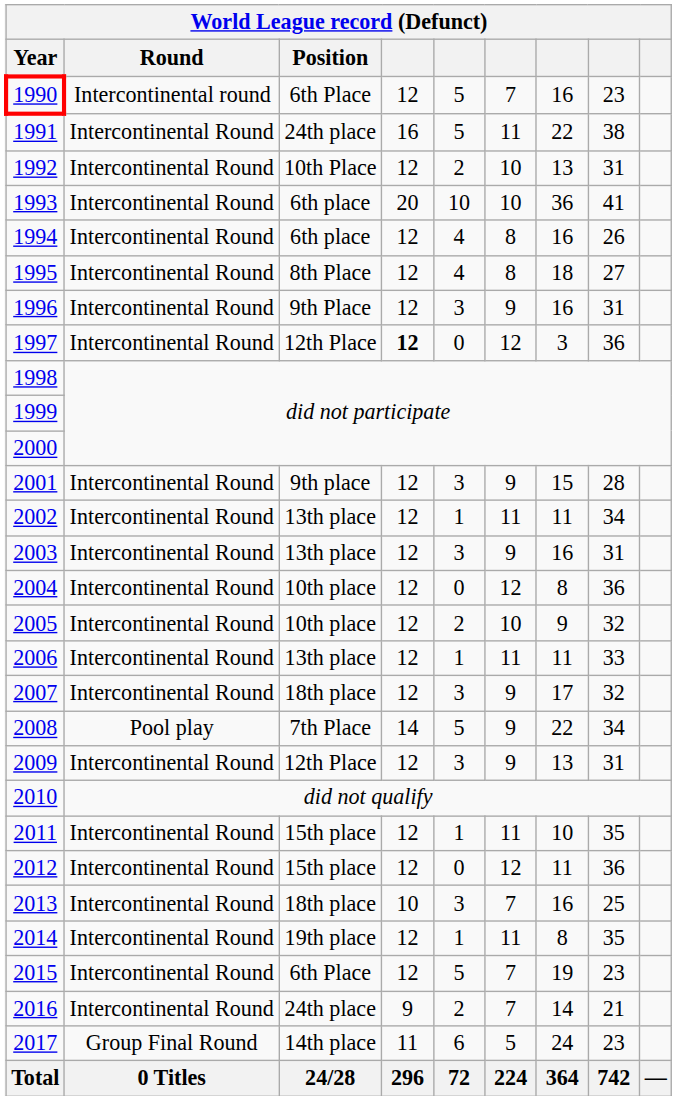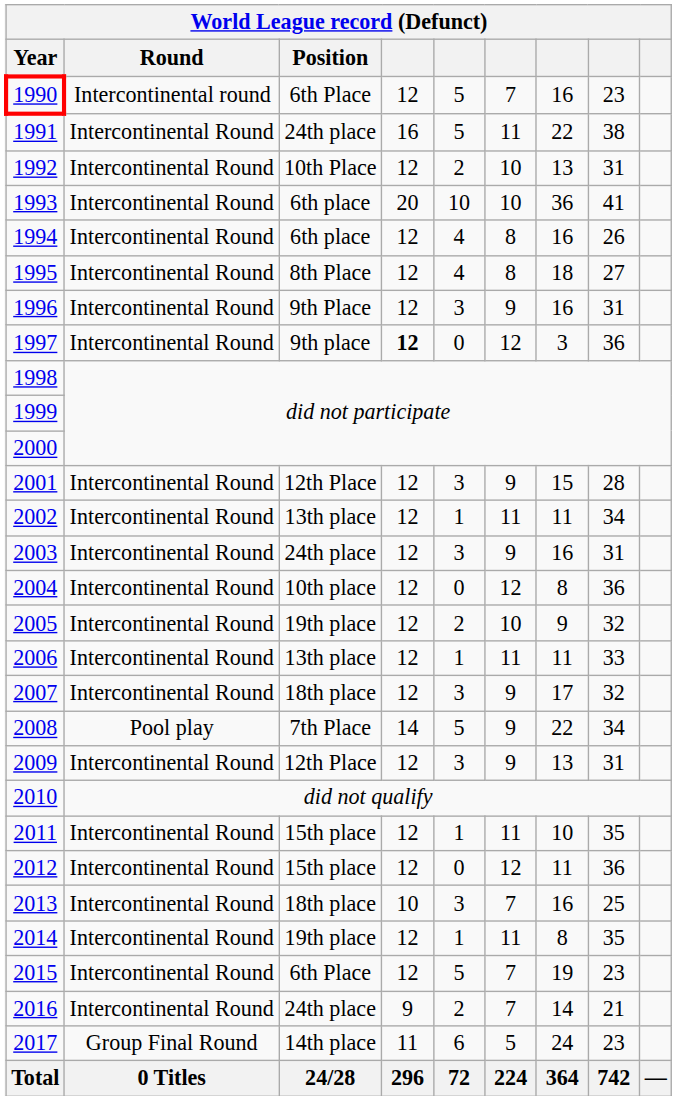(330, 342) 12th Place -> (330, 342) 9th place
(330, 482) 9th place -> (330, 482) 12th Place
(330, 552) 13th place -> (330, 552) 24th place
(330, 622) 10th place -> (330, 622) 19th place
